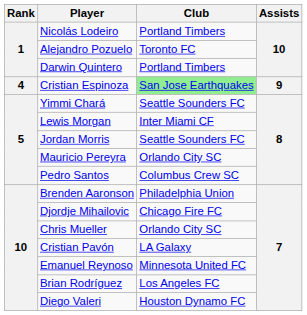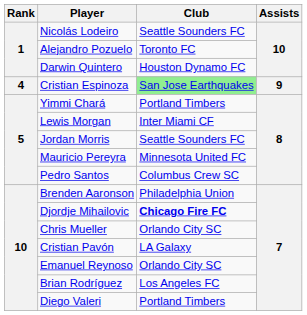(182, 31) Portland Timbers -> (192, 31) Seattle Sounders FC
(182, 67) Portland Timbers -> (192, 67) Houston Dynamo FC
(192, 103) Seattle Sounders FC -> (182, 103) Portland Timbers
(180, 157) Orlando City SC -> (193, 157) Minnesota United FC
(181, 211) normal -> (183, 211) bold
(193, 265) Minnesota United FC -> (180, 265) Orlando City SC
(192, 301) Houston Dynamo FC -> (182, 301) Portland Timbers
